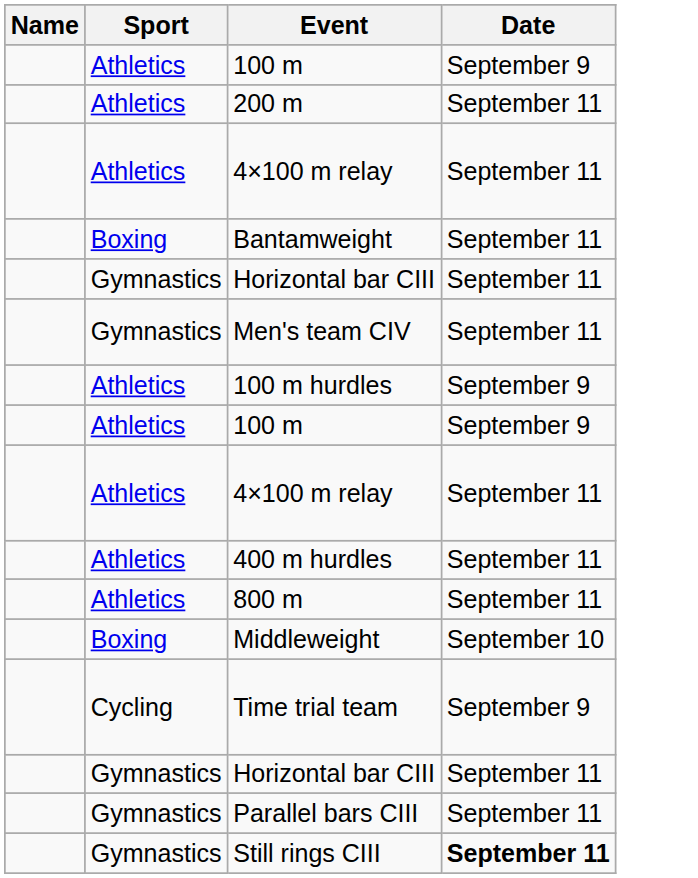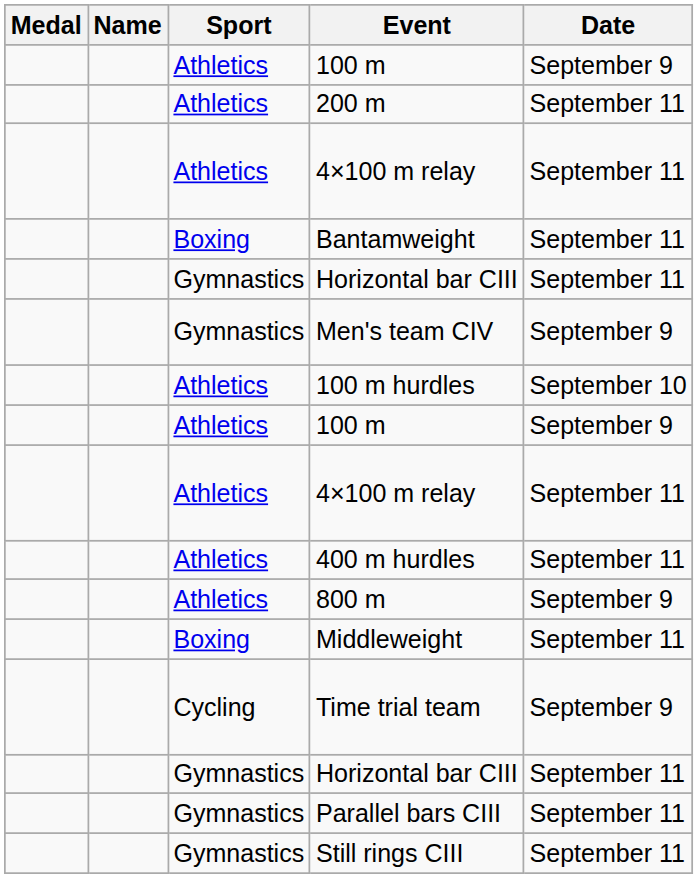+ column: (46, 25)
(525, 332) September 11 -> (601, 332) September 9
(518, 386) September 9 -> (608, 386) September 10
(525, 600) September 11 -> (601, 600) September 9
(525, 639) September 10 -> (607, 639) September 11
(528, 853) bold -> (607, 853) normal
